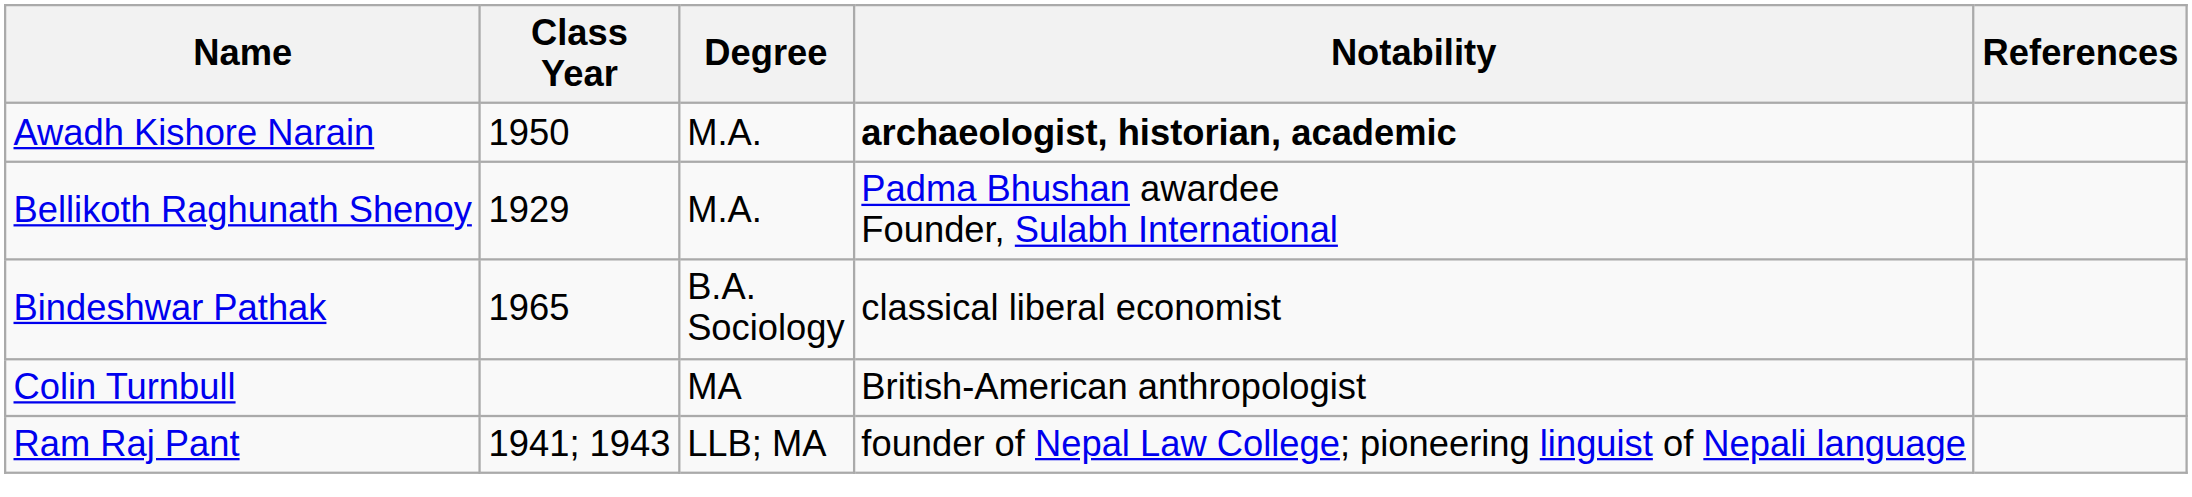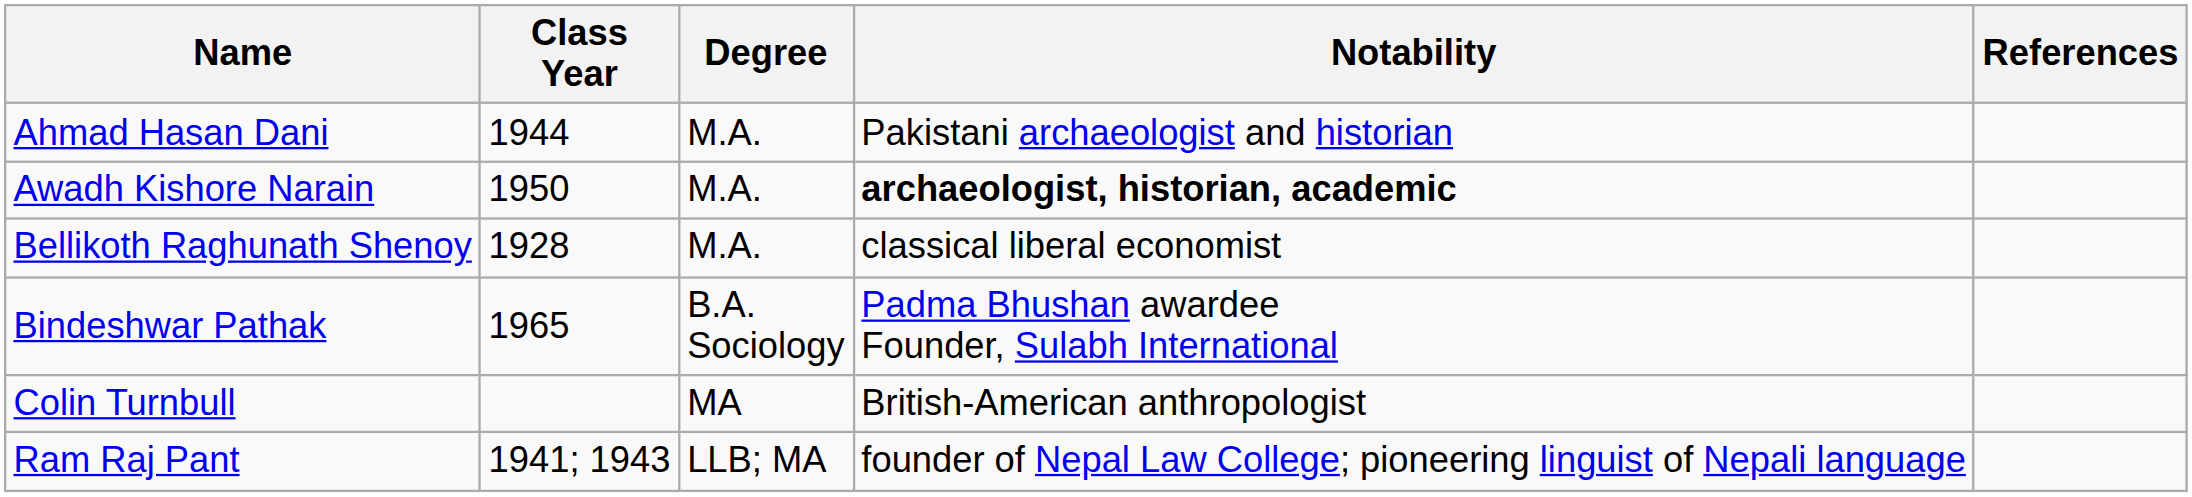+ row: (171, 131)
(529, 209) 1929 -> (529, 246) 1928
(1100, 209) Padma Bhushan awardee Founder, Sulabh International -> (1071, 246) classical liberal economist
(1071, 308) classical liberal economist -> (1100, 324) Padma Bhushan awardee Founder, Sulabh International
